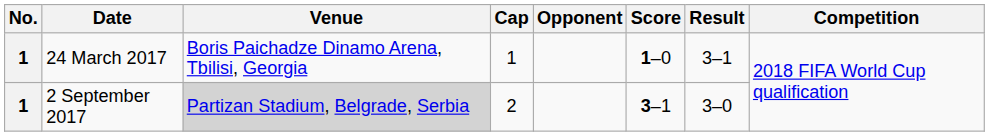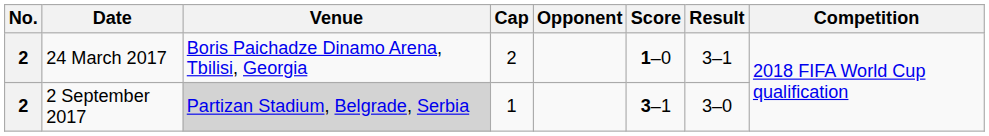(23, 57) 1 -> (23, 57) 2
(512, 57) 1 -> (512, 57) 2
(23, 106) 1 -> (23, 106) 2
(512, 106) 2 -> (512, 106) 1
